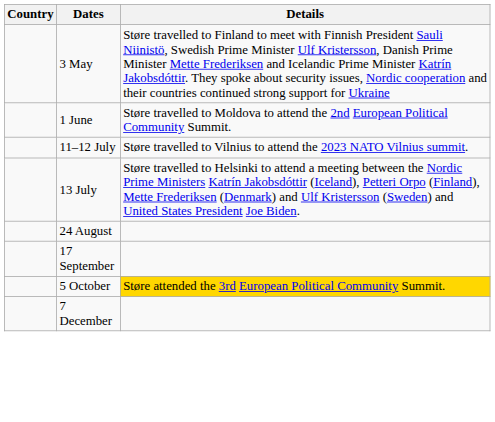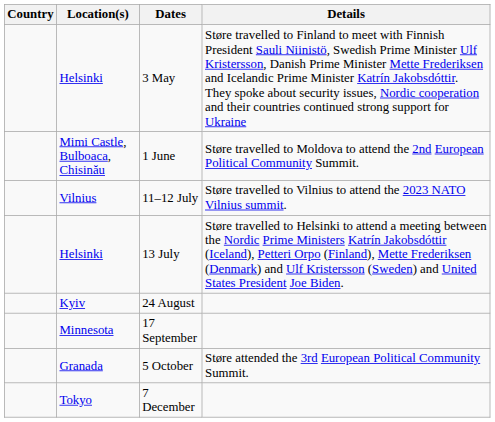+ column: (98, 14)
(284, 286) gold background -> (343, 365) no background
